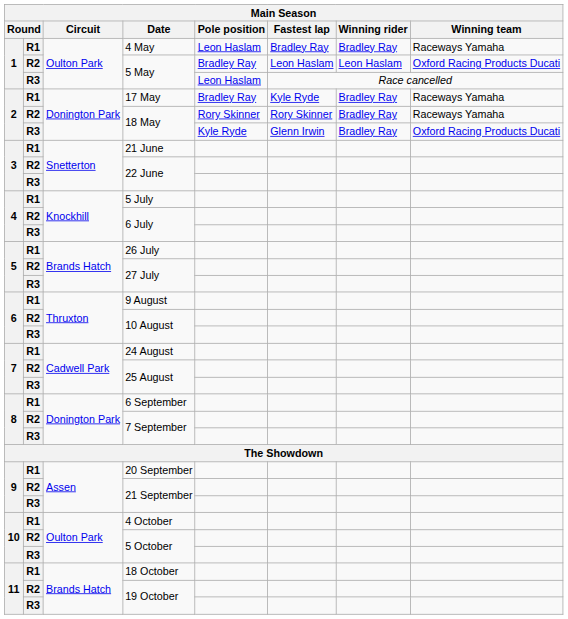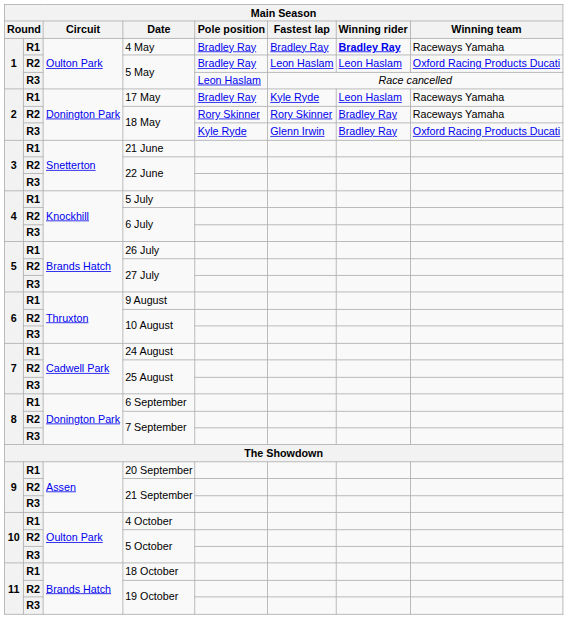(229, 46) Leon Haslam -> (227, 46) Bradley Ray
(368, 46) normal -> (370, 46) bold
(368, 97) Bradley Ray -> (370, 97) Leon Haslam
